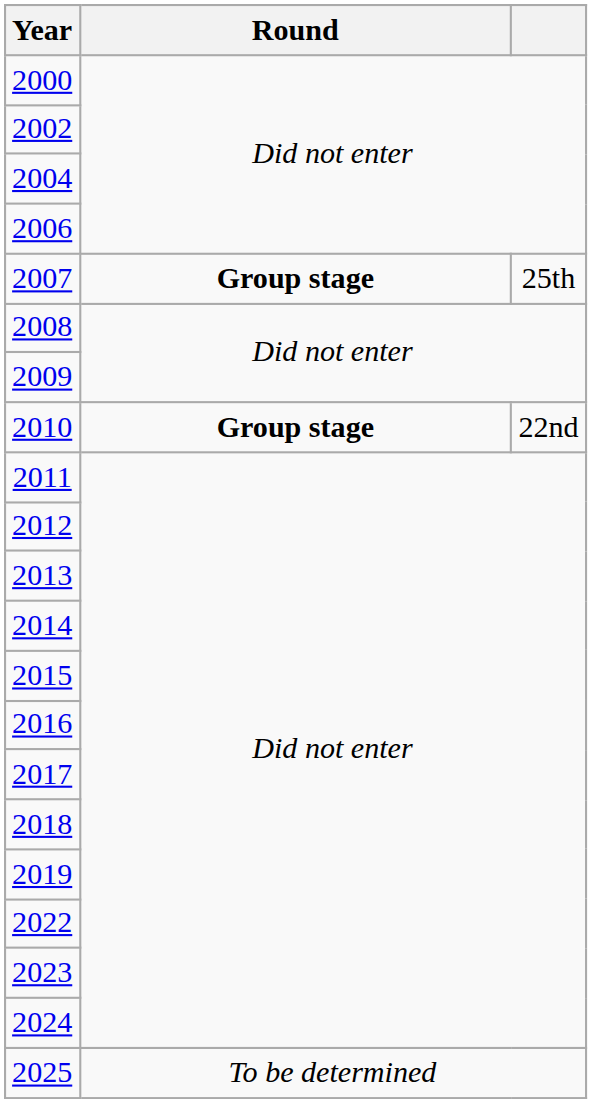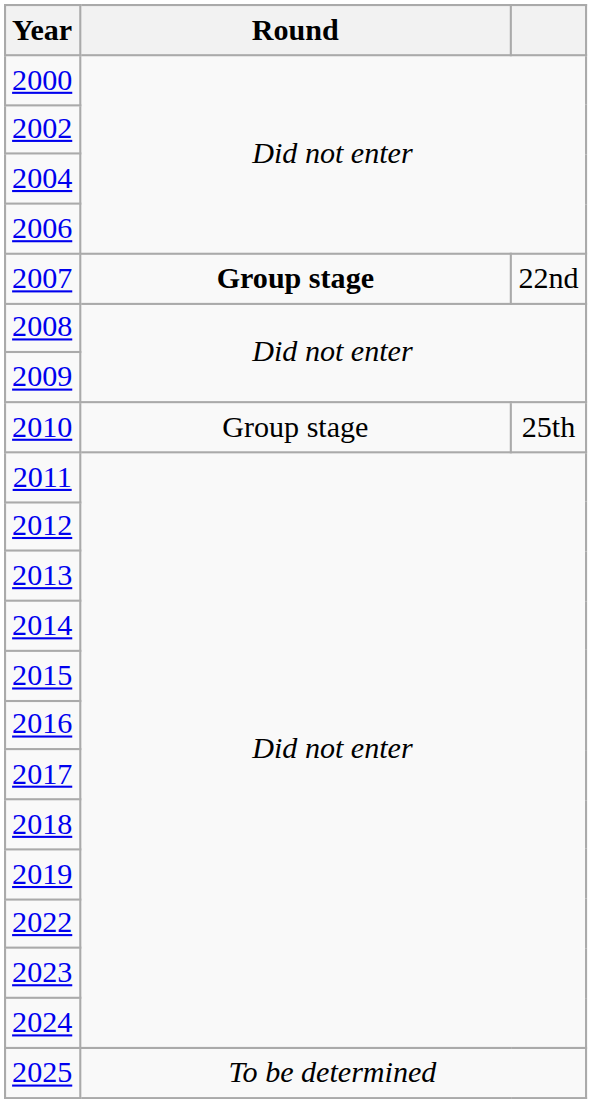(549, 277) 25th -> (549, 277) 22nd
(295, 426) bold -> (295, 426) normal
(549, 426) 22nd -> (549, 426) 25th
